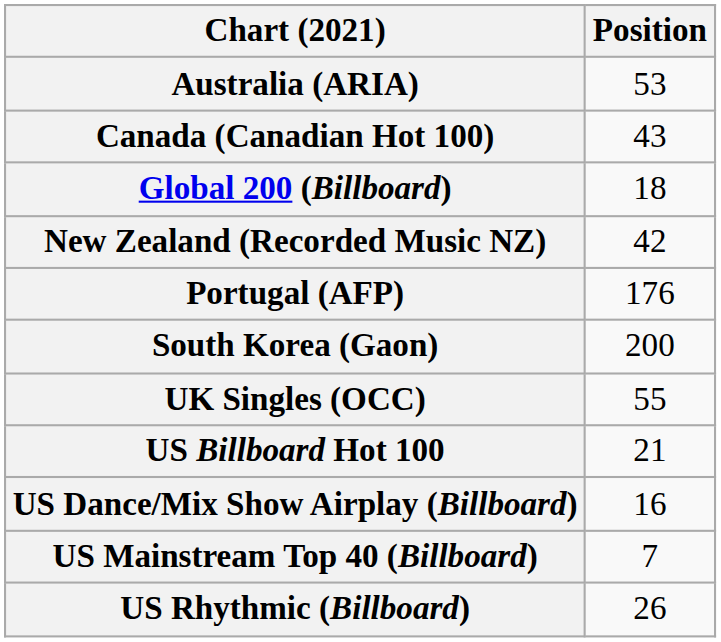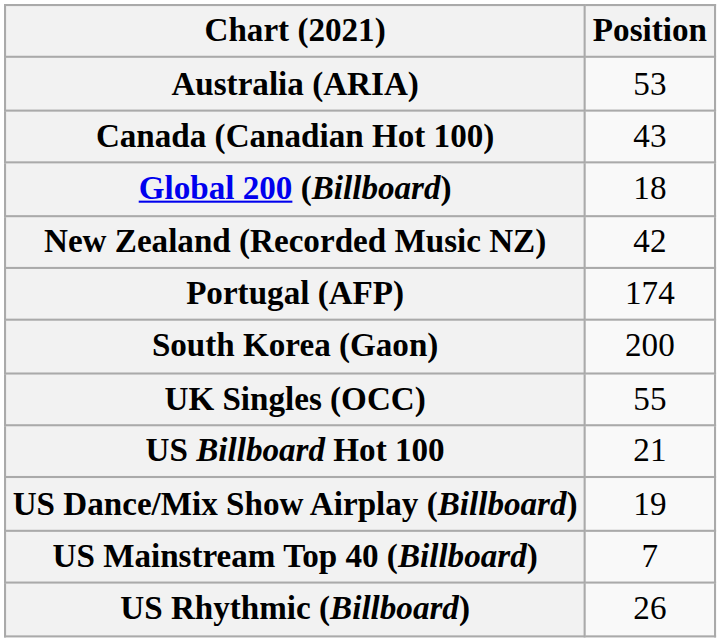(650, 293) 176 -> (650, 293) 174
(650, 503) 16 -> (650, 503) 19
